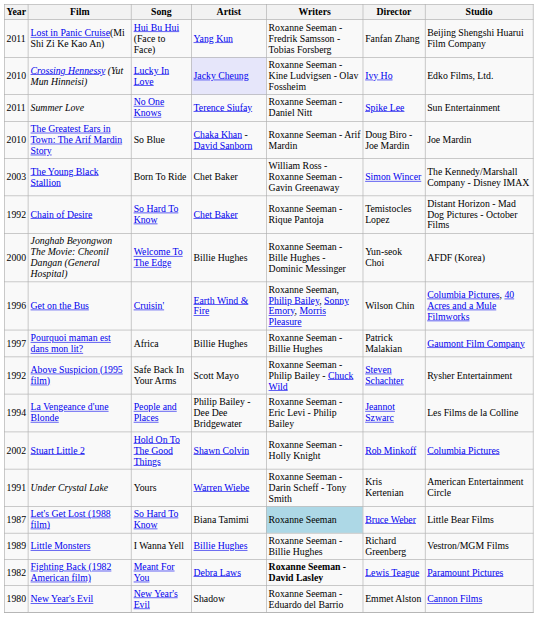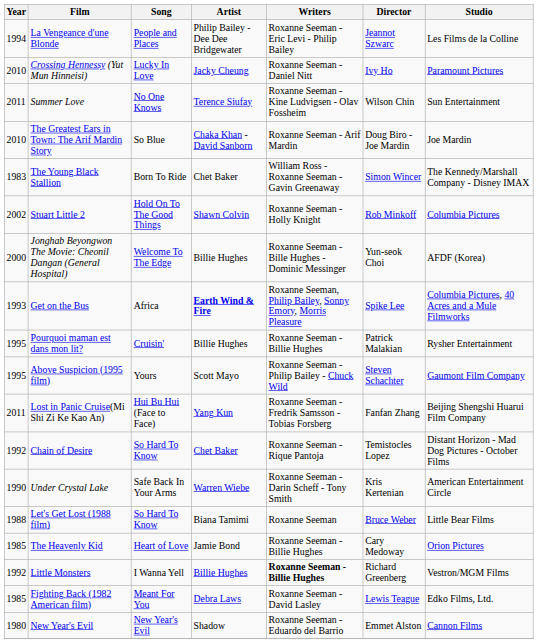rows swapped: (78, 38) <-> (70, 413)
(221, 76) lavender background -> (221, 70) no background
(313, 76) Roxanne Seeman - Kine Ludvigsen - Olav Fossheim -> (305, 70) Roxanne Seeman - Daniel Nitt
(460, 76) Edko Films, Ltd. -> (465, 70) Paramount Pictures
(305, 108) Roxanne Seeman - Daniel Nitt -> (313, 102) Roxanne Seeman - Kine Ludvigsen - Olav Fossheim
(385, 108) Spike Lee -> (390, 102) Wilson Chin
(16, 177) 2003 -> (16, 177) 1983
rows swapped: (58, 450) <-> (61, 214)
(16, 306) 1996 -> (16, 306) 1993
(149, 306) Cruisin' -> (146, 306) Africa
(221, 306) normal -> (224, 306) bold
(390, 306) Wilson Chin -> (385, 306) Spike Lee
(16, 343) 1997 -> (16, 343) 1995
(146, 343) Africa -> (149, 343) Cruisin'
(476, 343) Gaumont Film Company -> (470, 343) Rysher Entertainment
(16, 375) 1992 -> (16, 375) 1995
(159, 375) Safe Back In Your Arms -> (145, 375) Yours
(470, 375) Rysher Entertainment -> (476, 375) Gaumont Film Company
(16, 487) 1991 -> (16, 487) 1990
(145, 487) Yours -> (159, 487) Safe Back In Your Arms
(16, 519) 1987 -> (16, 519) 1988
(303, 519) lightblue background -> (303, 519) no background
+ row: (67, 546)
(16, 546) 1989 -> (16, 572) 1992
(305, 546) normal -> (307, 572) bold
(16, 572) 1982 -> (16, 599) 1985
(307, 572) bold -> (305, 599) normal
(465, 572) Paramount Pictures -> (460, 599) Edko Films, Ltd.
